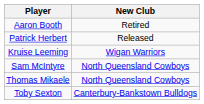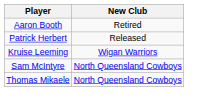- row: (38, 93)
